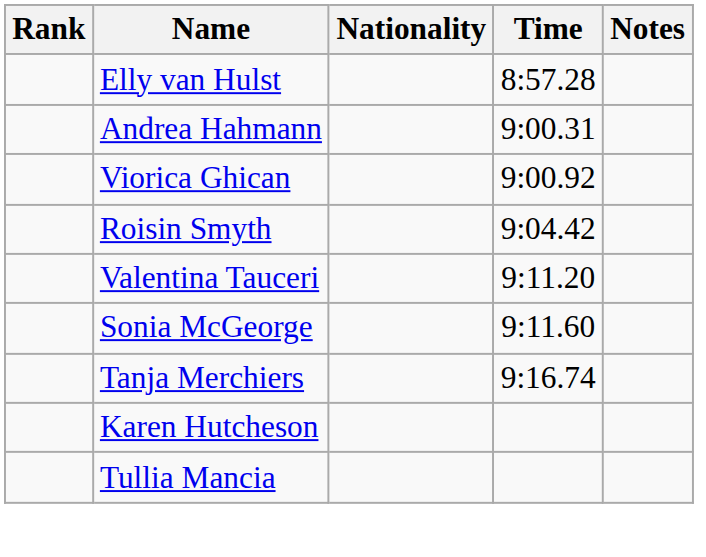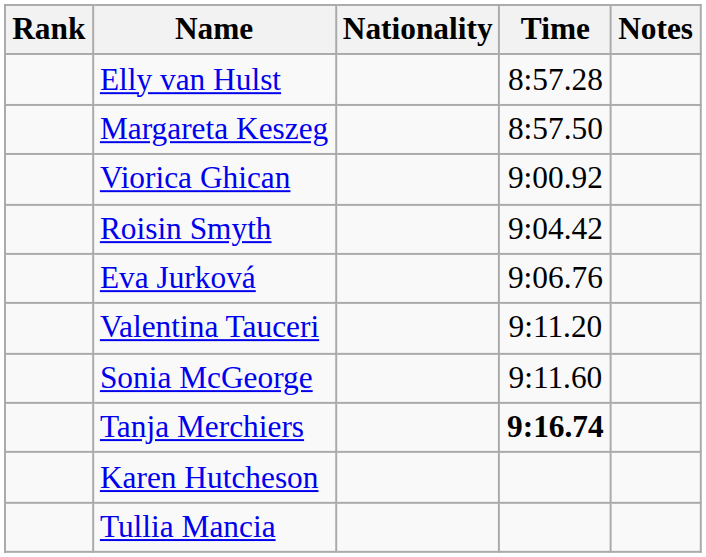+ row: (214, 128)
- row: (211, 128)
+ row: (178, 278)
(548, 377) normal -> (555, 427) bold
